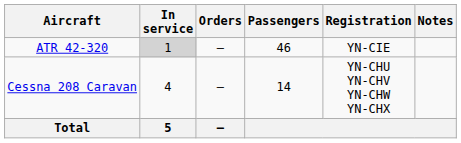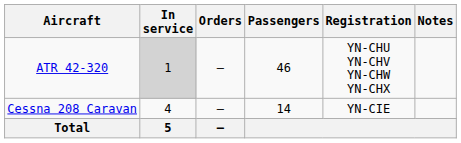(369, 47) YN-CIE -> (369, 68) YN-CHU YN-CHV YN-CHW YN-CHX
(369, 88) YN-CHU YN-CHV YN-CHW YN-CHX -> (369, 108) YN-CIE
